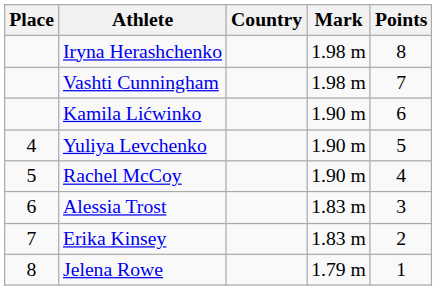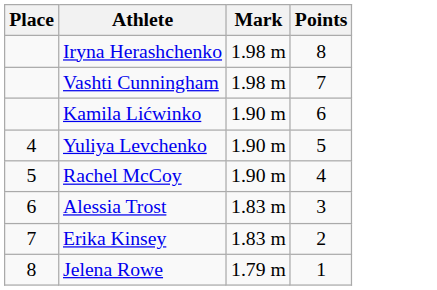- column: (267, 20)
